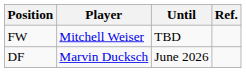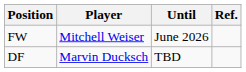(168, 36) TBD -> (181, 36) June 2026
(181, 57) June 2026 -> (168, 57) TBD
